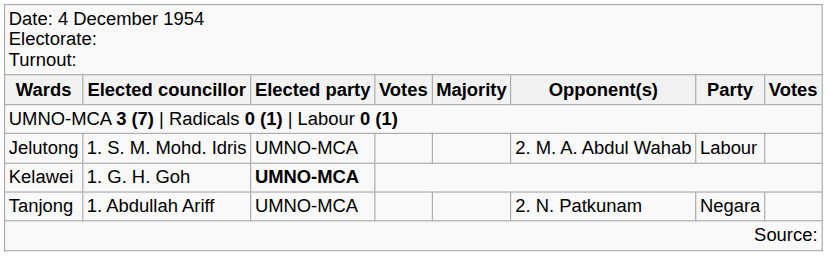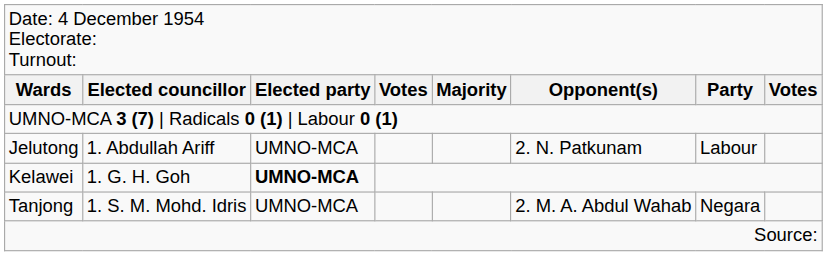(167, 148) 1. S. M. Mohd. Idris -> (151, 148) 1. Abdullah Ariff
(603, 148) 2. M. A. Abdul Wahab -> (579, 148) 2. N. Patkunam
(151, 206) 1. Abdullah Ariff -> (167, 206) 1. S. M. Mohd. Idris
(579, 206) 2. N. Patkunam -> (603, 206) 2. M. A. Abdul Wahab
